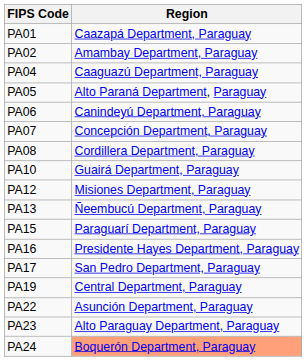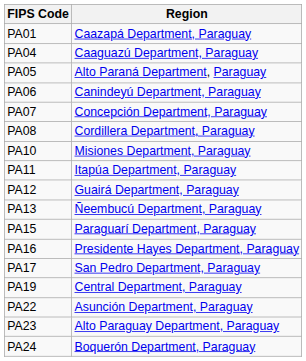- row: (22, 53)
(157, 170) Guairá Department, Paraguay -> (163, 151) Misiones Department, Paraguay
+ row: (21, 170)
(163, 190) Misiones Department, Paraguay -> (157, 190) Guairá Department, Paraguay
(165, 346) lightsalmon background -> (165, 346) no background
